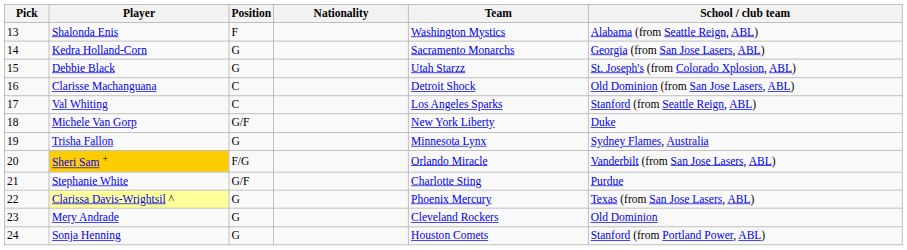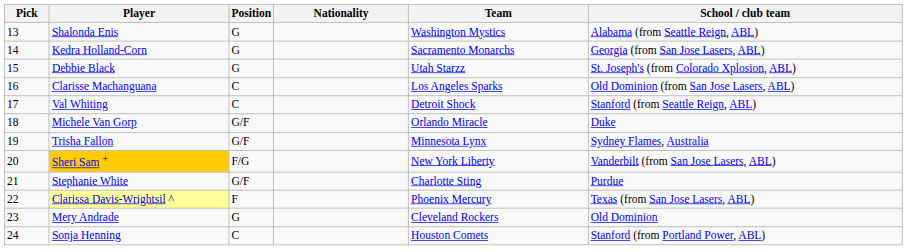(235, 31) F -> (236, 31) G
(443, 86) Detroit Shock -> (457, 86) Los Angeles Sparks
(457, 104) Los Angeles Sparks -> (443, 104) Detroit Shock
(453, 123) New York Liberty -> (449, 123) Orlando Miracle
(236, 141) G -> (240, 141) G/F
(449, 161) Orlando Miracle -> (453, 161) New York Liberty
(236, 199) G -> (235, 199) F
(236, 235) G -> (235, 235) C
